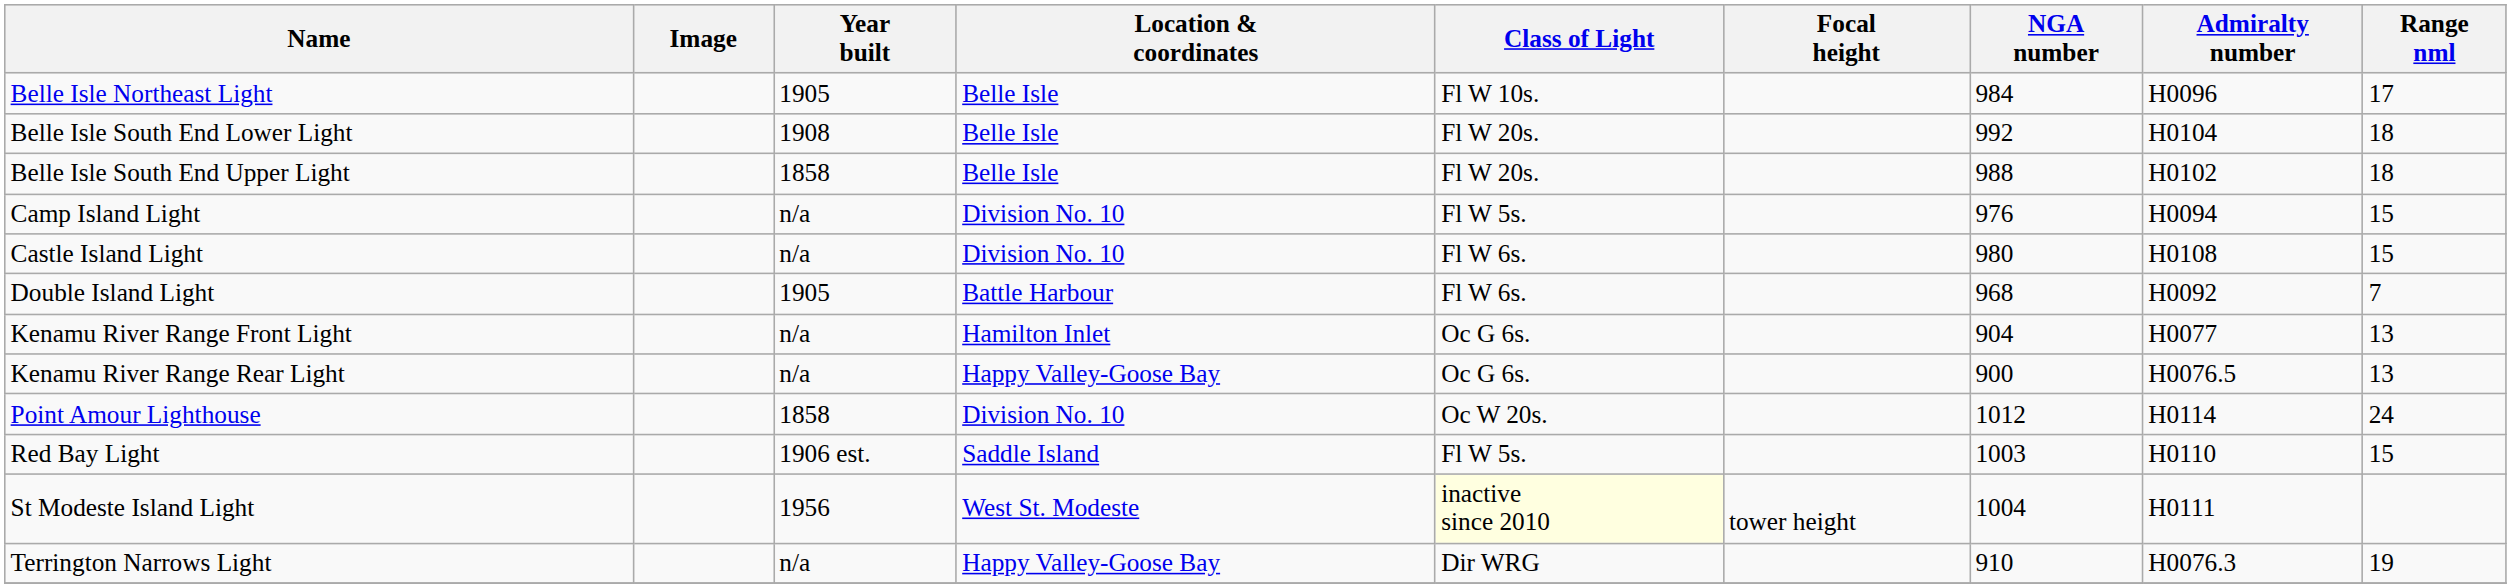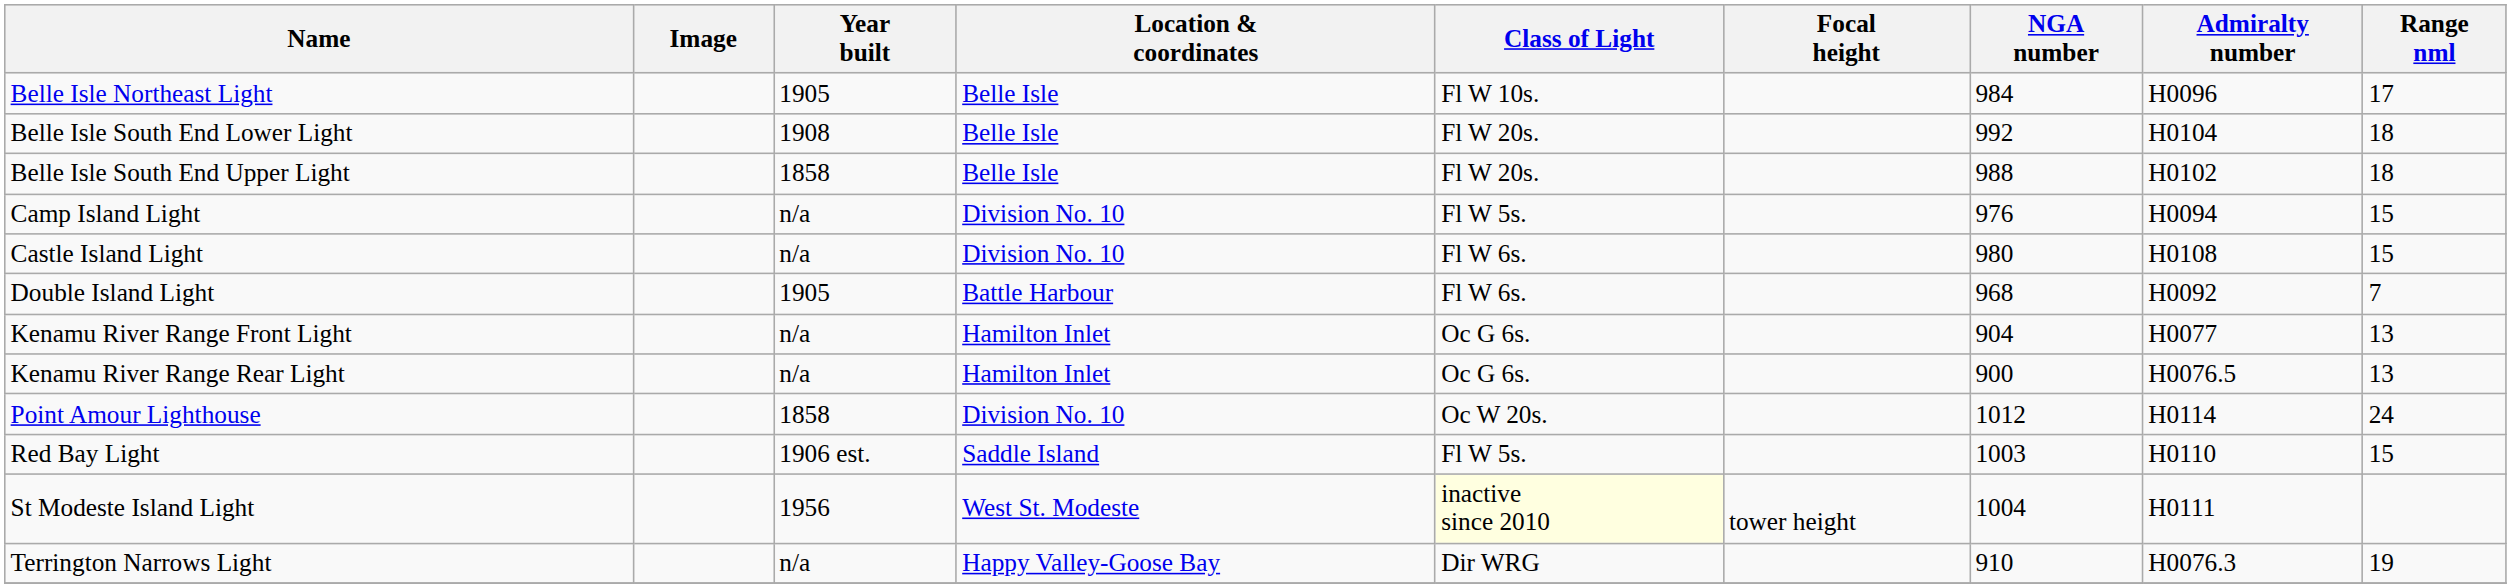(1091, 373) Happy Valley-Goose Bay -> (1036, 373) Hamilton Inlet
